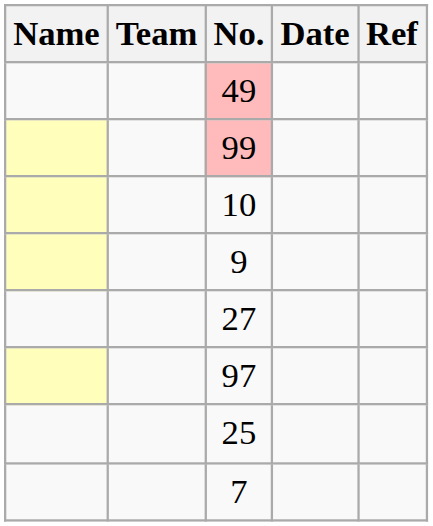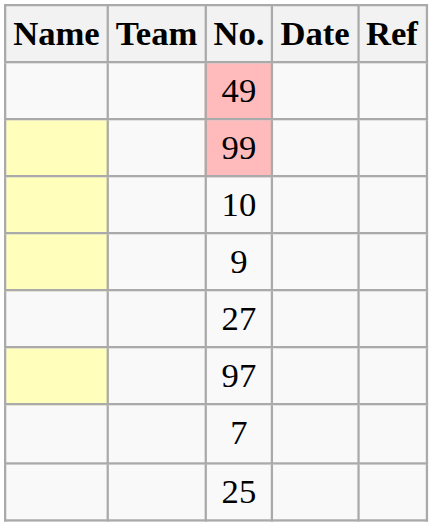rows swapped: (239, 433) <-> (239, 490)
